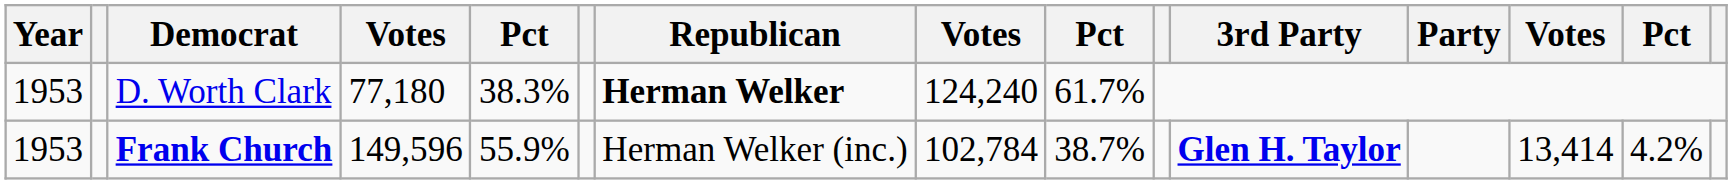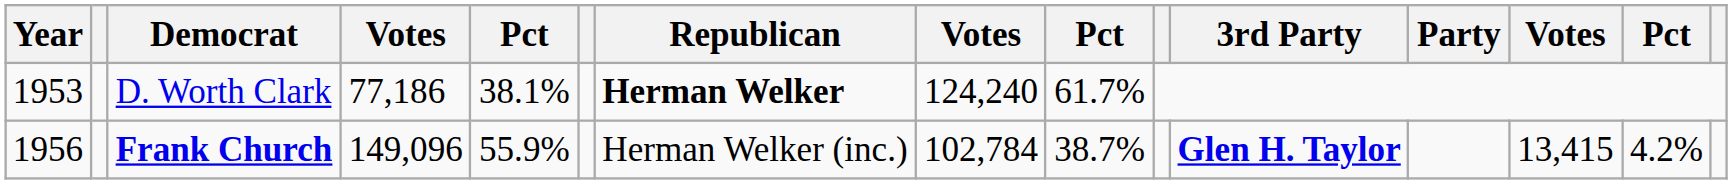(397, 91) 77,180 -> (397, 91) 77,186
(524, 91) 38.3% -> (524, 91) 38.1%
(48, 149) 1953 -> (48, 149) 1956
(406, 149) 149,596 -> (406, 149) 149,096
(1565, 149) 13,414 -> (1565, 149) 13,415
